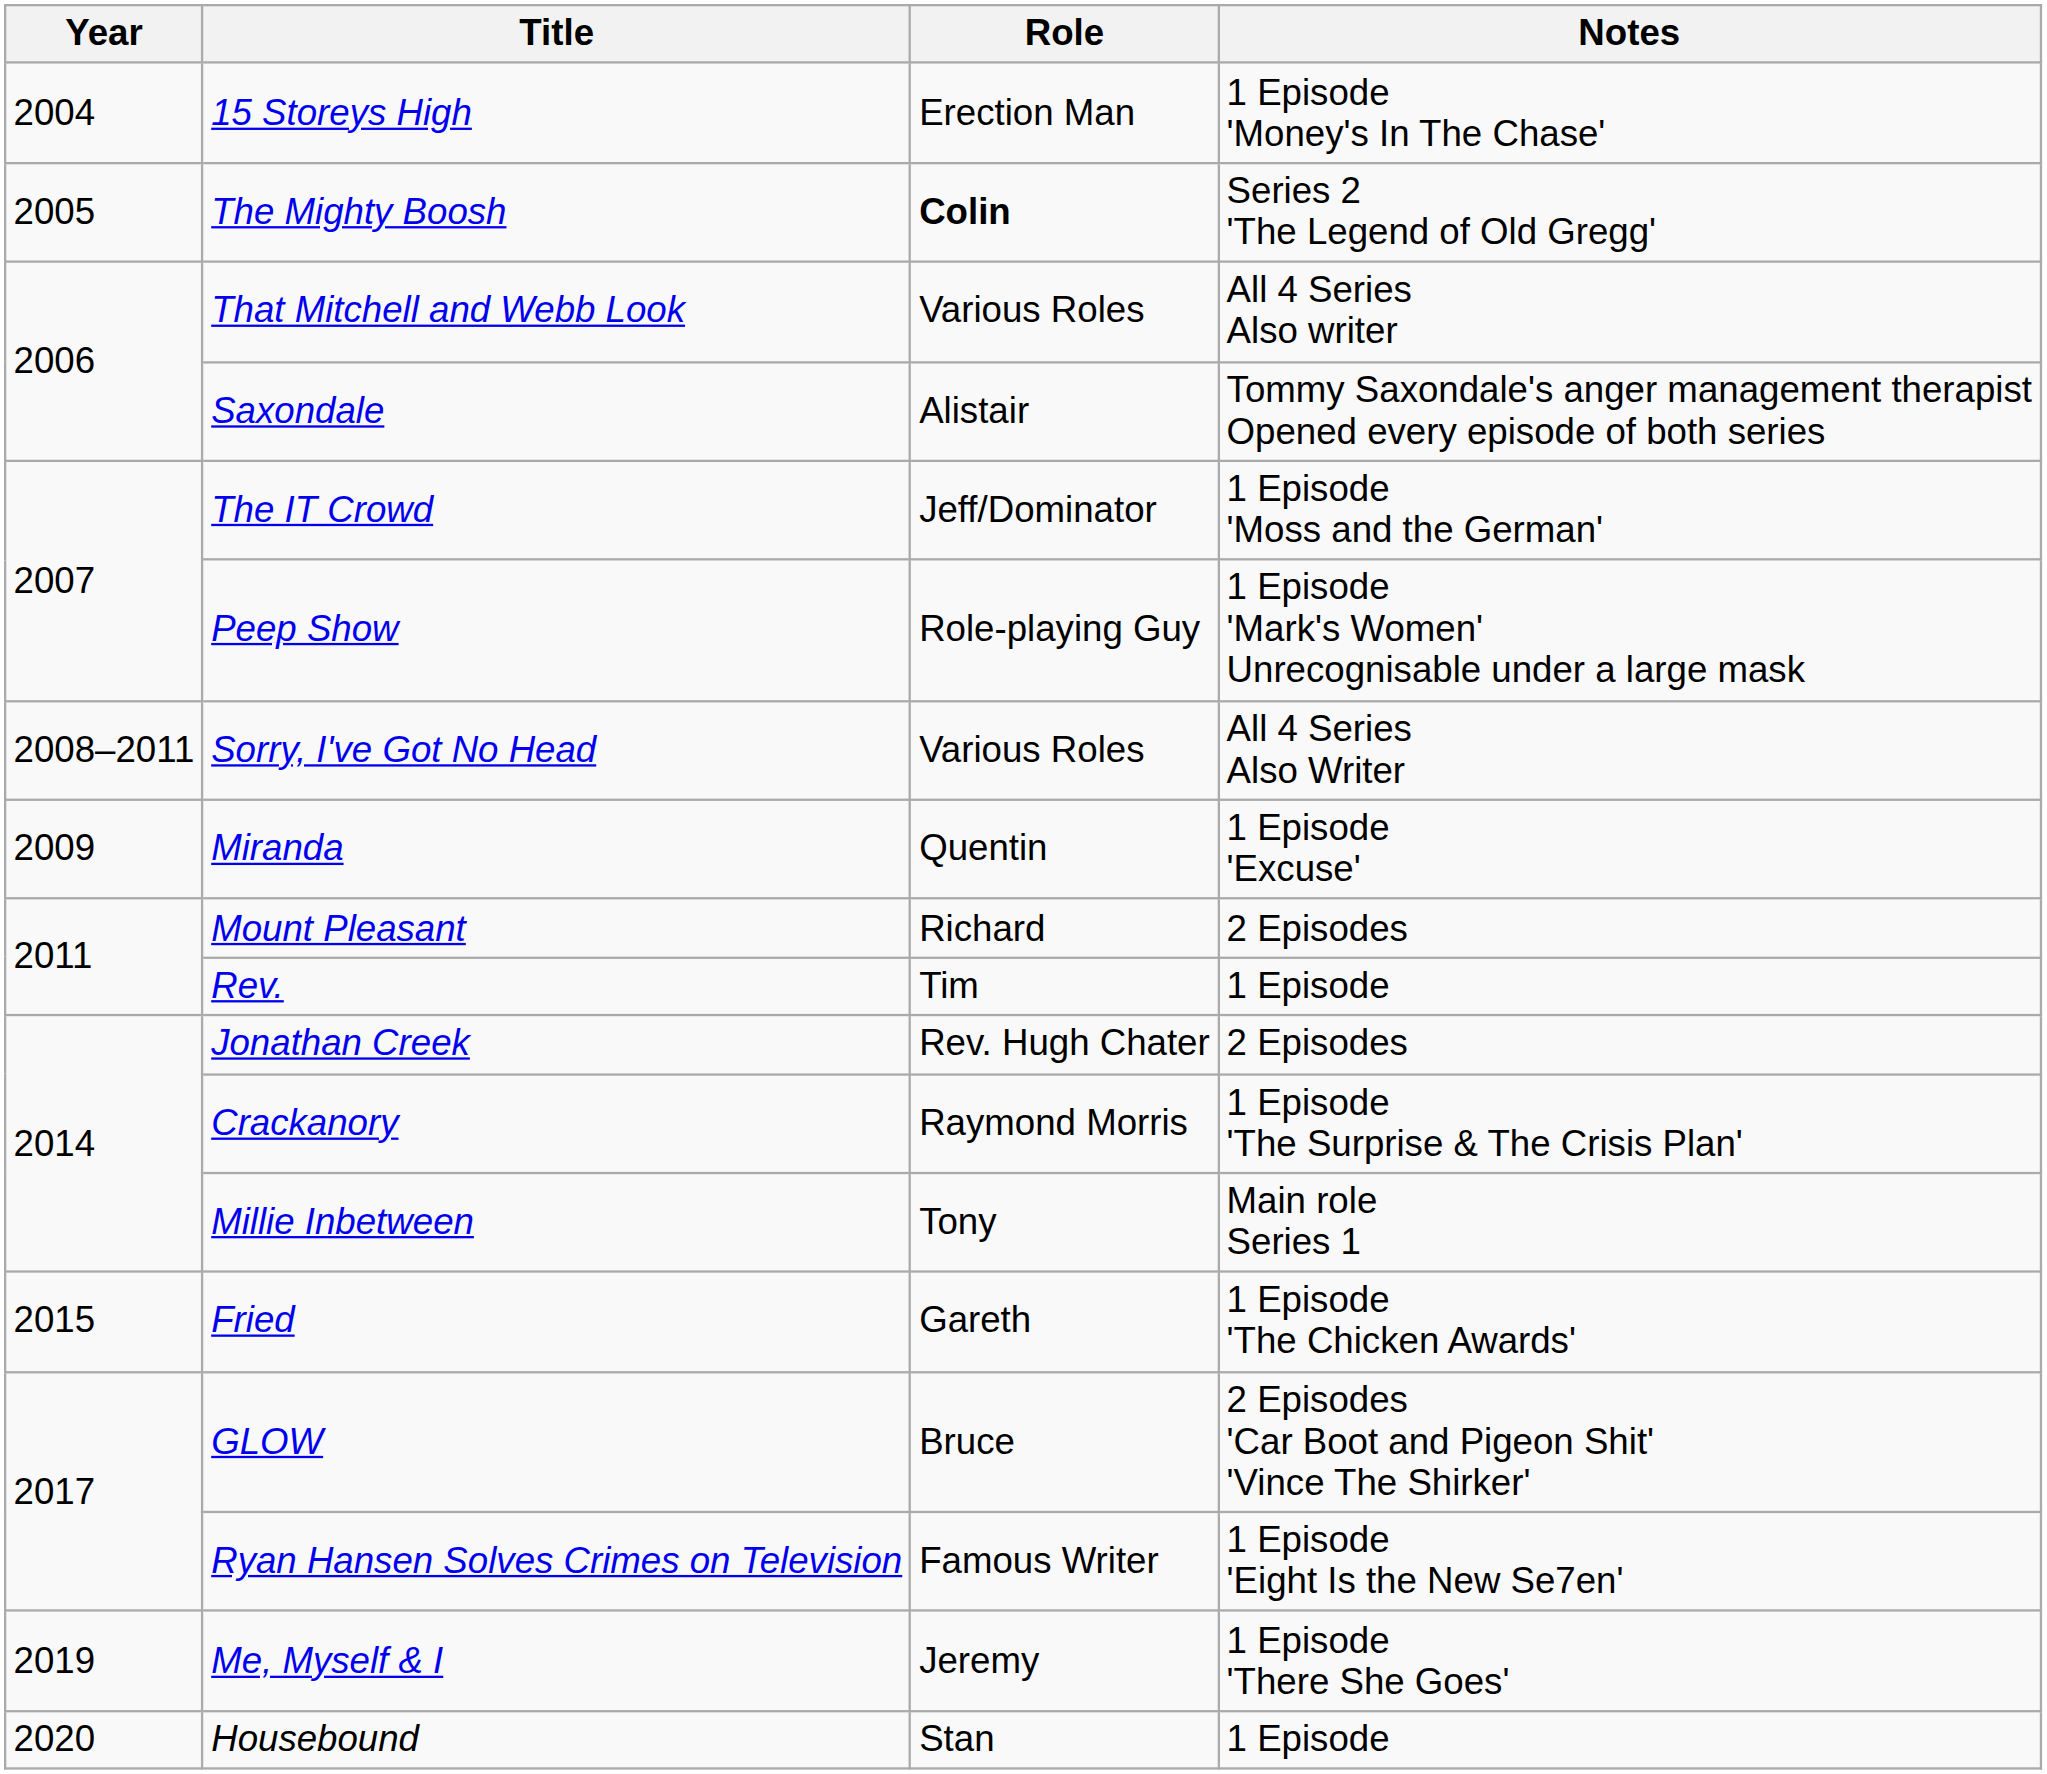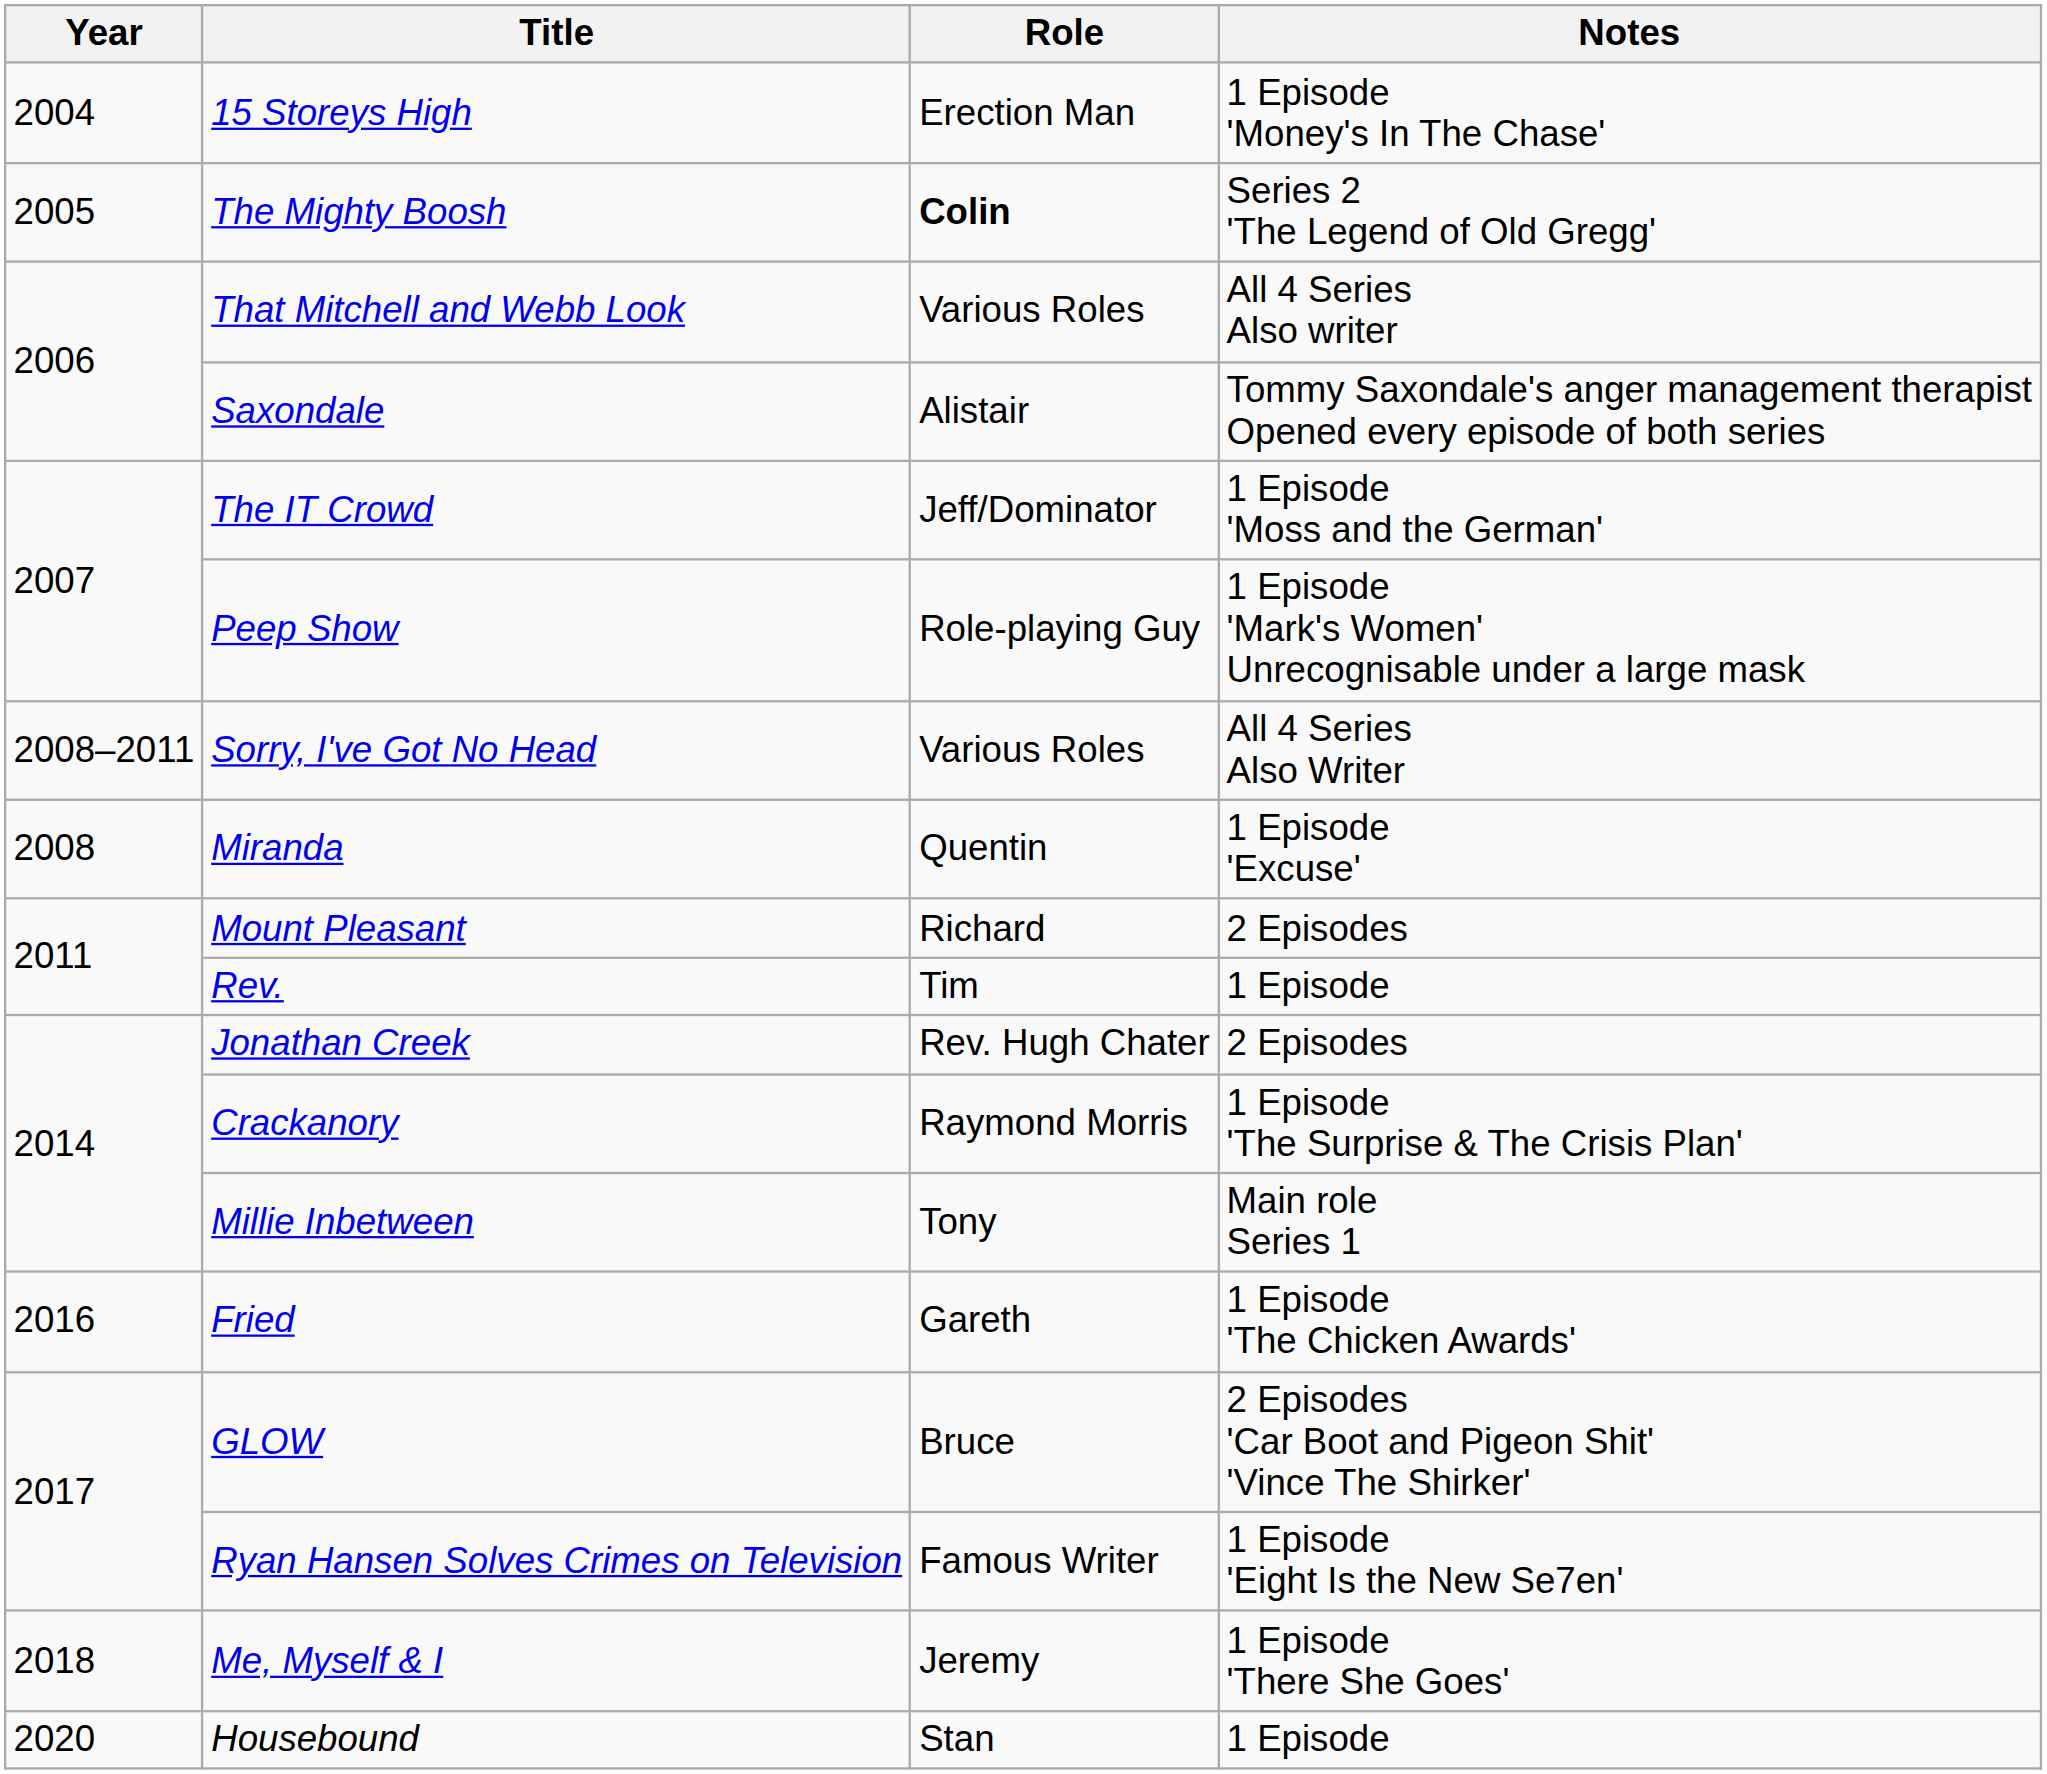(54, 848) 2009 -> (54, 848) 2008
(54, 1321) 2015 -> (54, 1321) 2016
(54, 1660) 2019 -> (54, 1660) 2018
